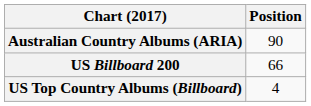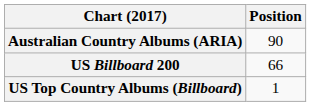(276, 88) 4 -> (276, 88) 1
